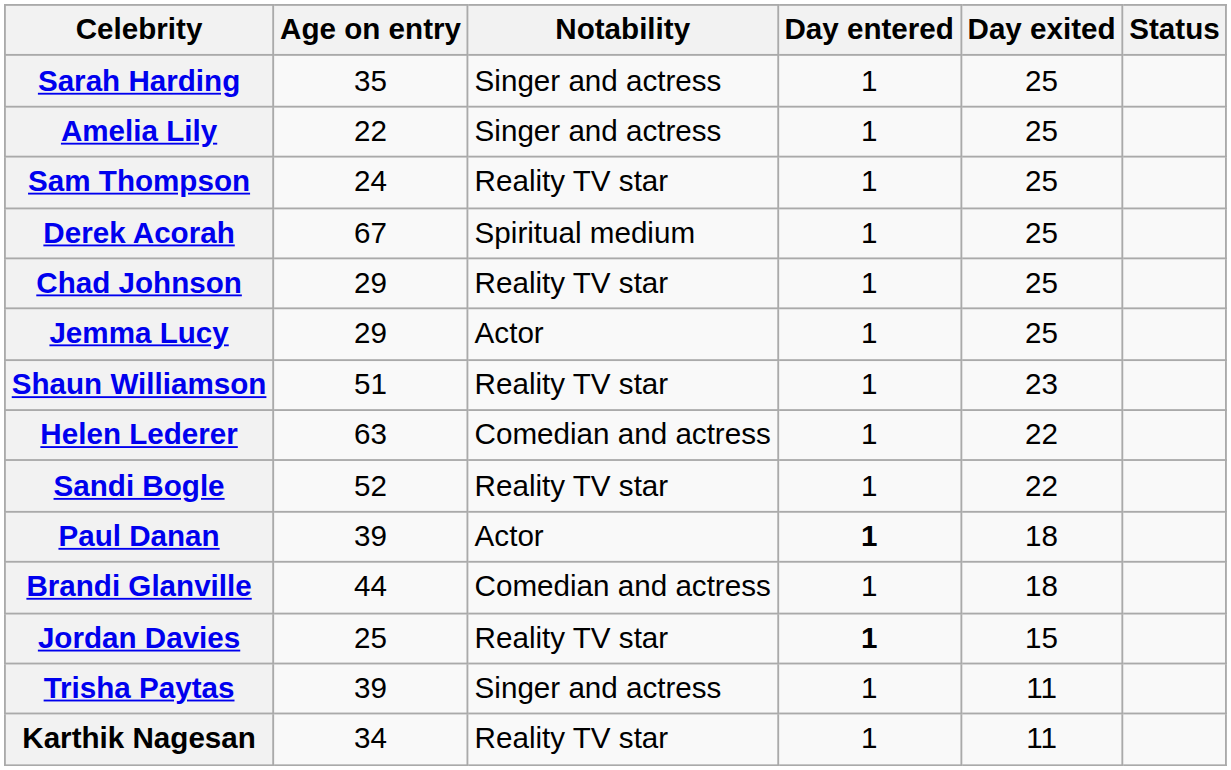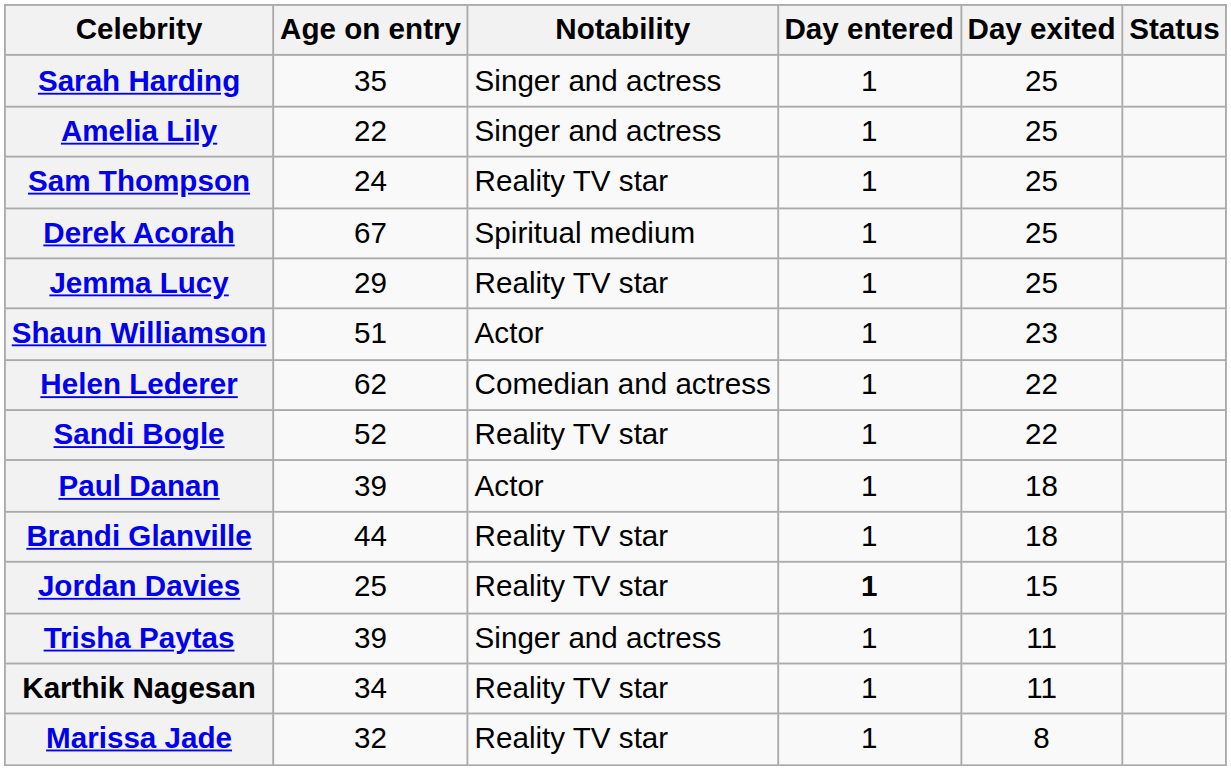- row: (139, 283)
(509, 333) Actor -> (571, 283) Reality TV star
(571, 384) Reality TV star -> (509, 333) Actor
(371, 434) 63 -> (371, 384) 62
(869, 536) bold -> (869, 485) normal
(623, 586) Comedian and actress -> (571, 536) Reality TV star
+ row: (139, 738)
